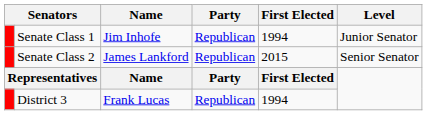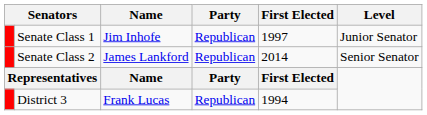(275, 36) 1994 -> (275, 36) 1997
(275, 57) 2015 -> (275, 57) 2014
